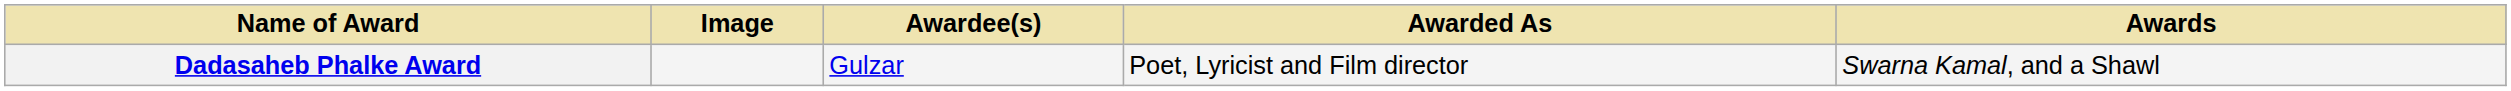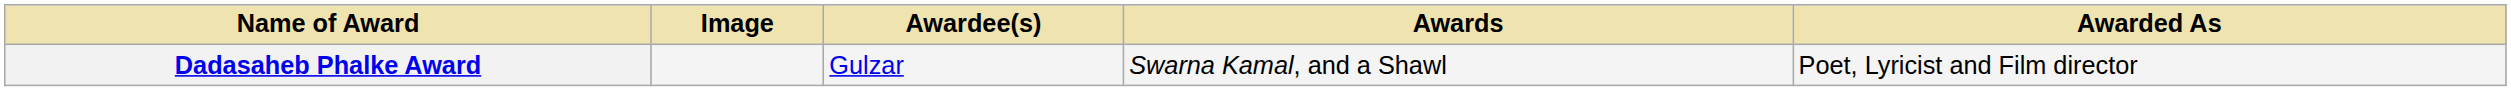columns swapped: (1480, 24) <-> (2171, 24)
